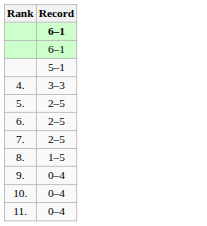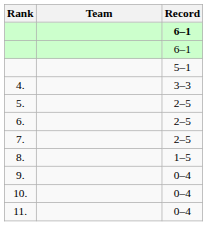+ column: (99, 13)
